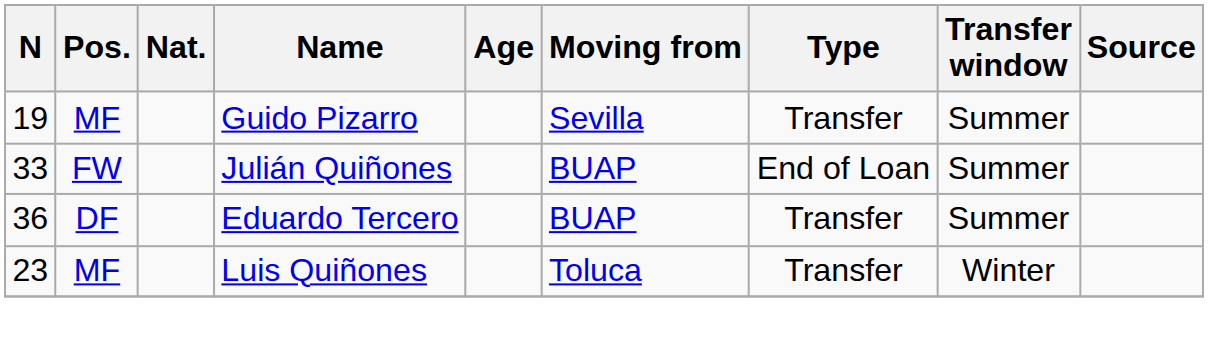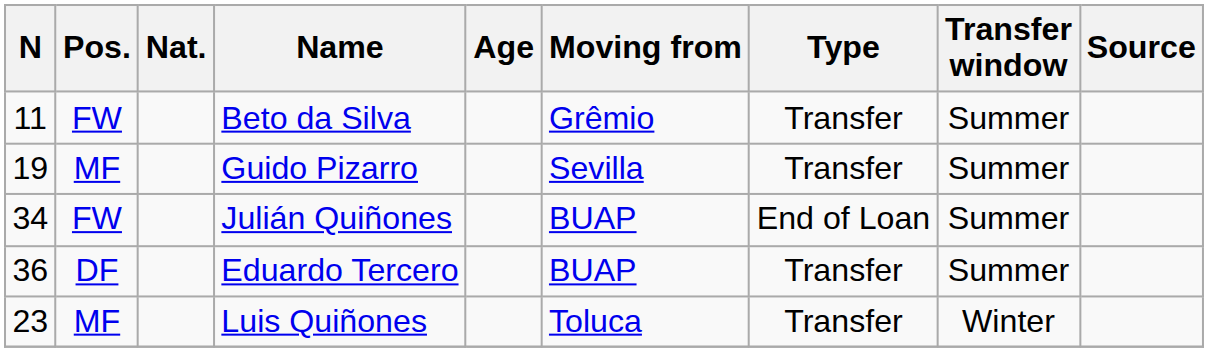+ row: (316, 117)
(30, 168) 33 -> (30, 219) 34
